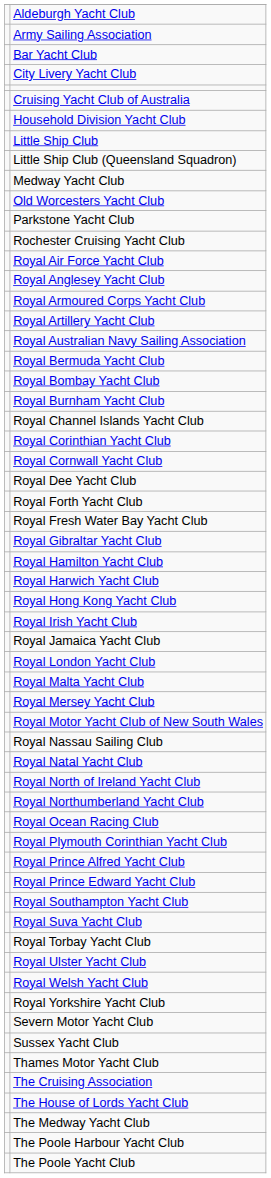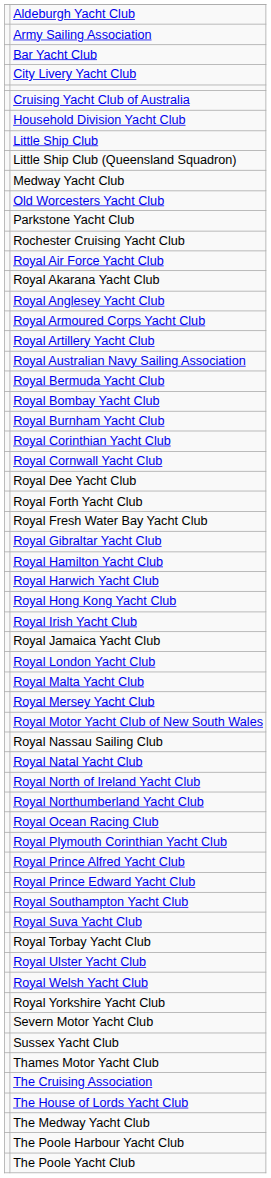+ row: (86, 280)
- row: (108, 421)
